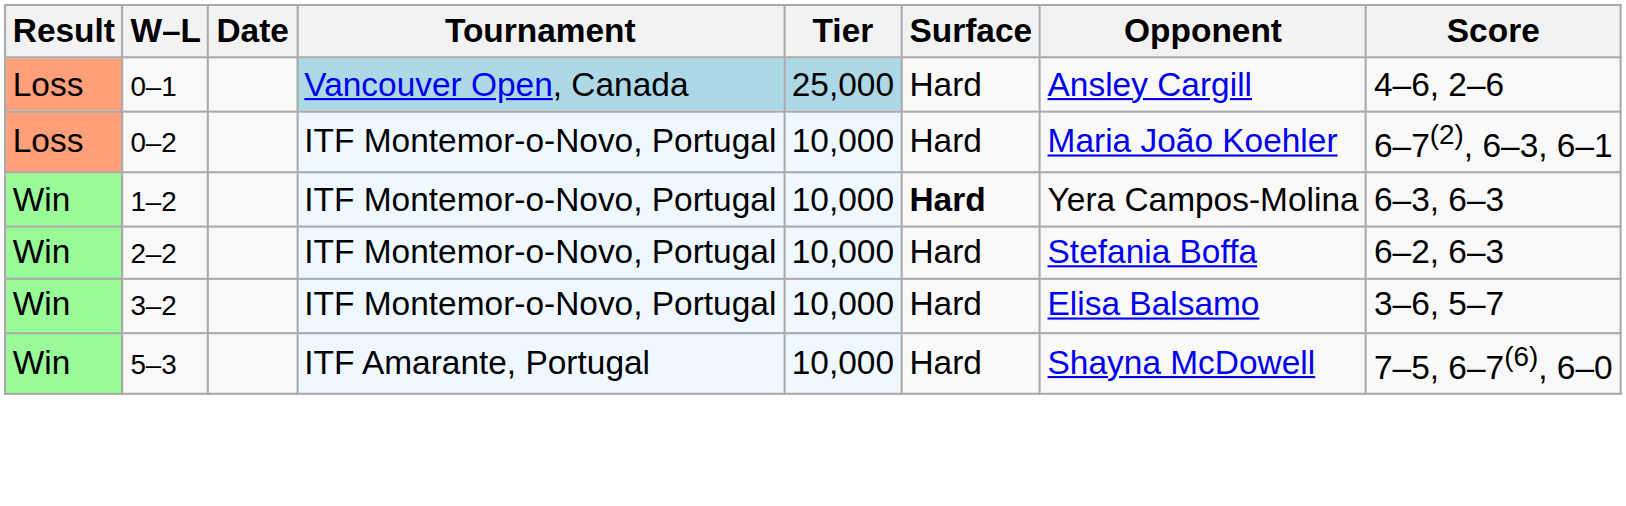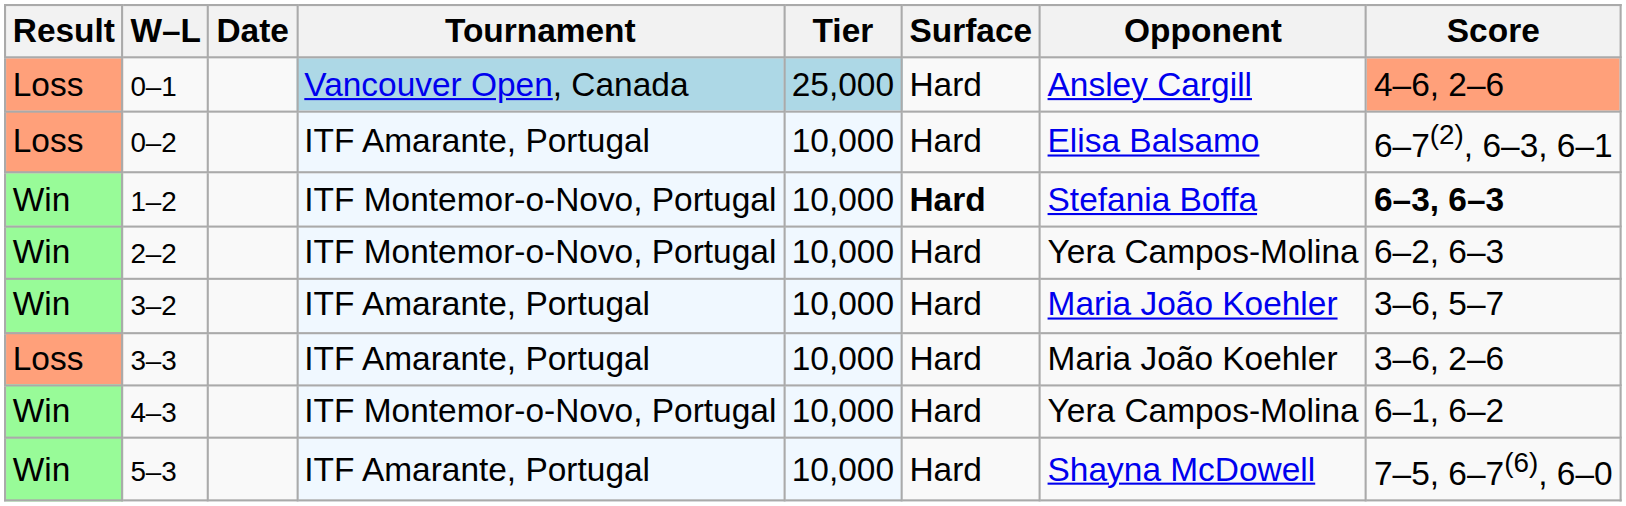(1439, 84) no background -> (1439, 84) lightsalmon background
(540, 141) ITF Montemor-o-Novo, Portugal -> (477, 141) ITF Amarante, Portugal
(1193, 141) Maria João Koehler -> (1153, 141) Elisa Balsamo
(1203, 199) Yera Campos-Molina -> (1152, 199) Stefania Boffa
(1439, 199) normal -> (1439, 199) bold
(1152, 252) Stefania Boffa -> (1203, 252) Yera Campos-Molina
(540, 305) ITF Montemor-o-Novo, Portugal -> (477, 305) ITF Amarante, Portugal
(1153, 305) Elisa Balsamo -> (1193, 305) Maria João Koehler
+ row: (154, 360)
+ row: (154, 413)
